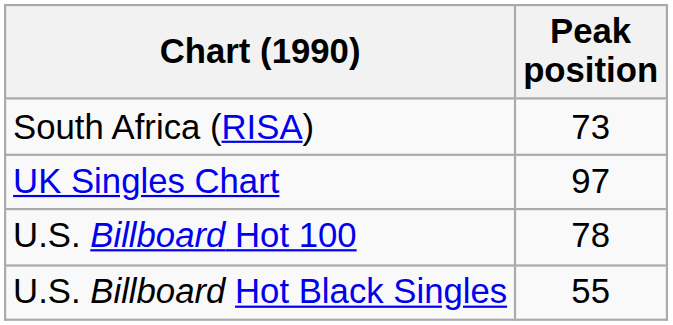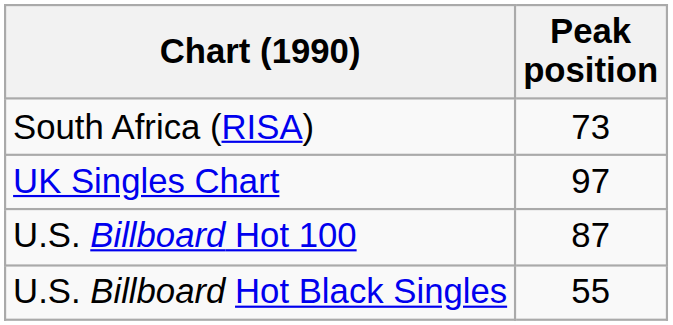(591, 236) 78 -> (591, 236) 87
